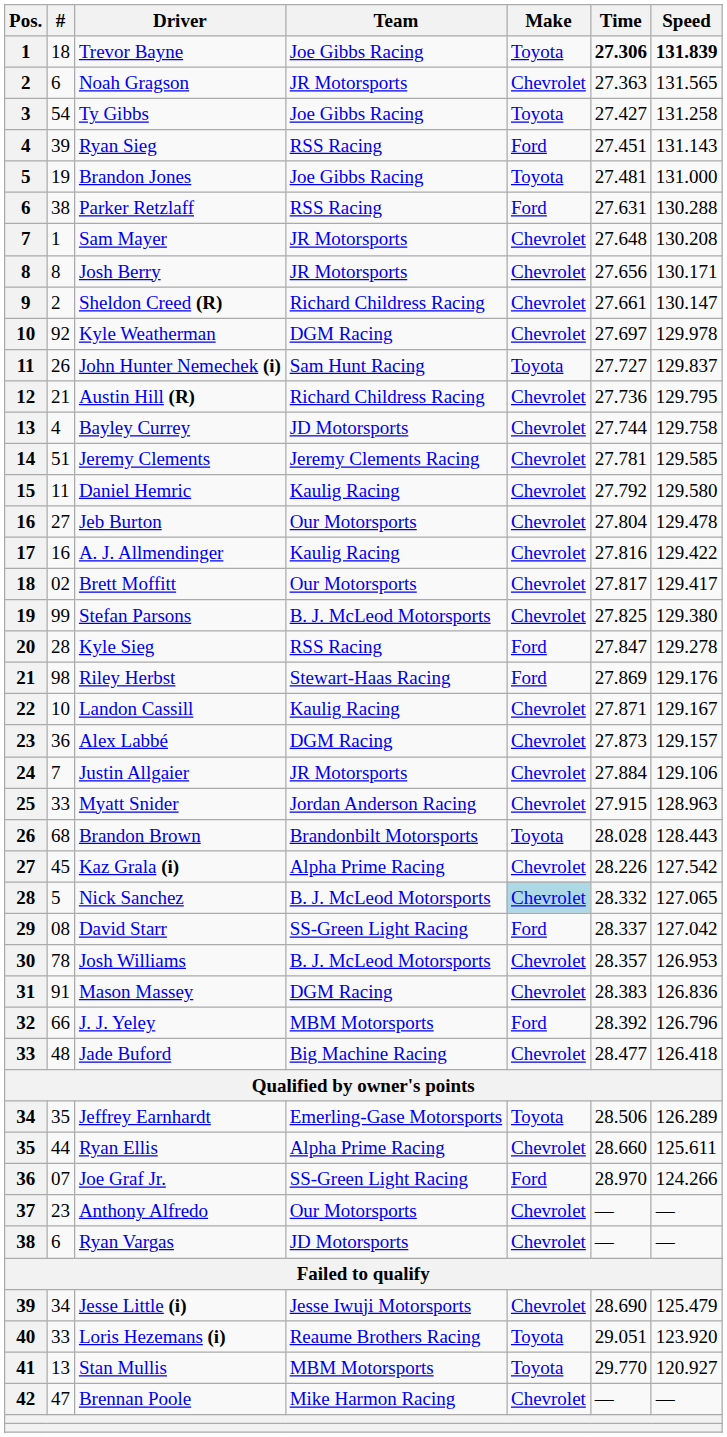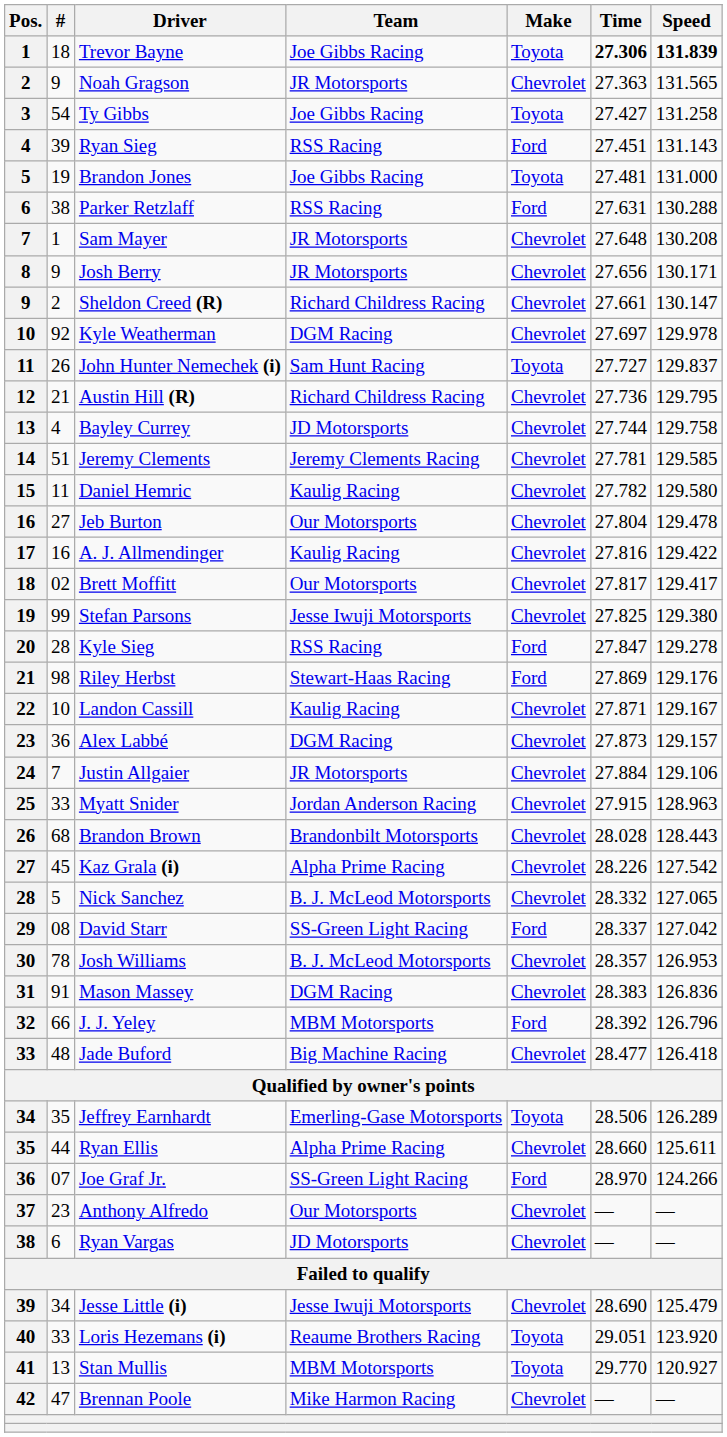(56, 83) 6 -> (56, 83) 9
(56, 270) 8 -> (56, 270) 9
(621, 490) 27.792 -> (621, 490) 27.782
(390, 615) B. J. McLeod Motorsports -> (380, 615) Jesse Iwuji Motorsports
(537, 834) Toyota -> (548, 834) Chevrolet
(548, 897) lightblue background -> (548, 897) no background
